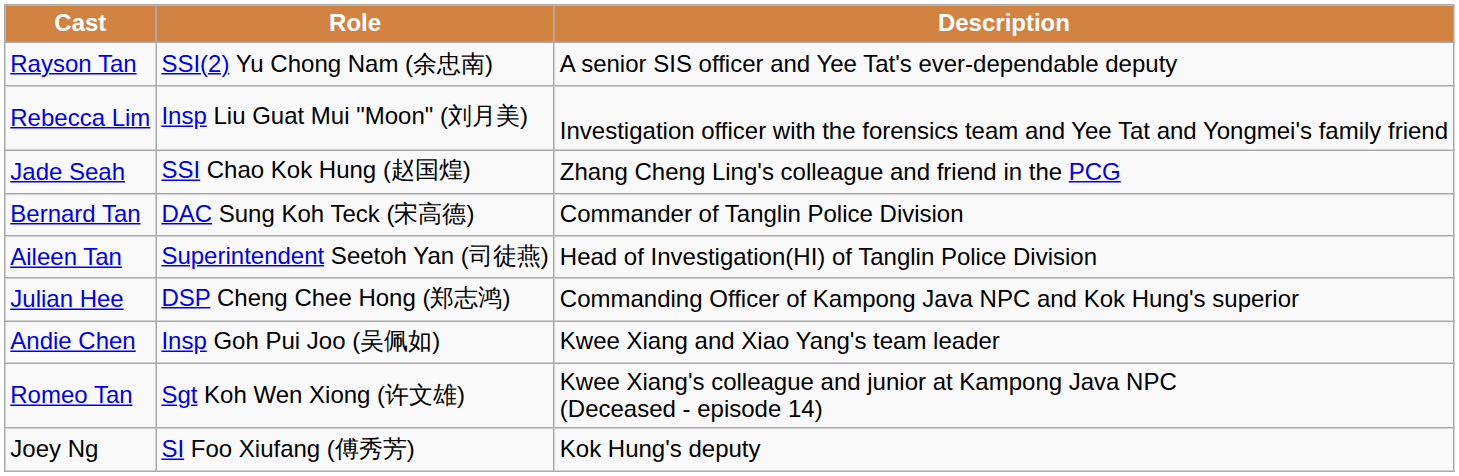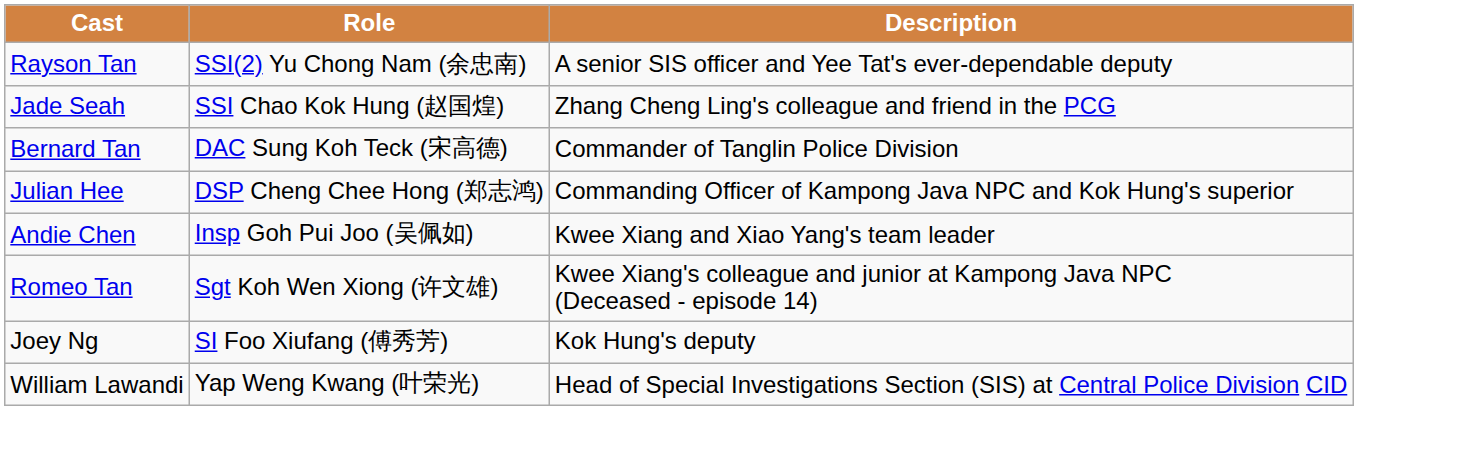- row: (80, 117)
- row: (66, 256)
+ row: (97, 384)
